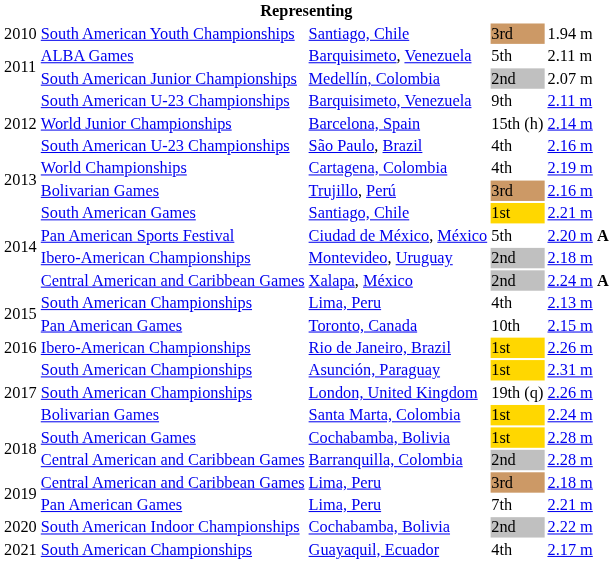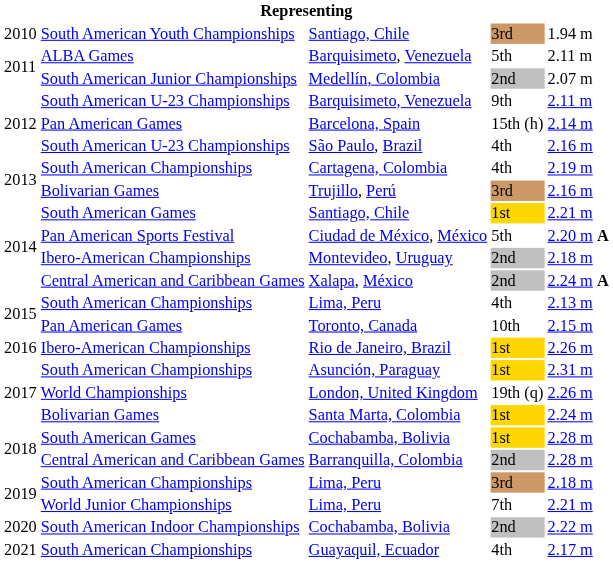(136, 123) World Junior Championships -> (111, 123) Pan American Games
(114, 168) World Championships -> (146, 168) South American Championships
(146, 392) South American Championships -> (114, 392) World Championships
(173, 482) Central American and Caribbean Games -> (146, 482) South American Championships
(111, 504) Pan American Games -> (136, 504) World Junior Championships
